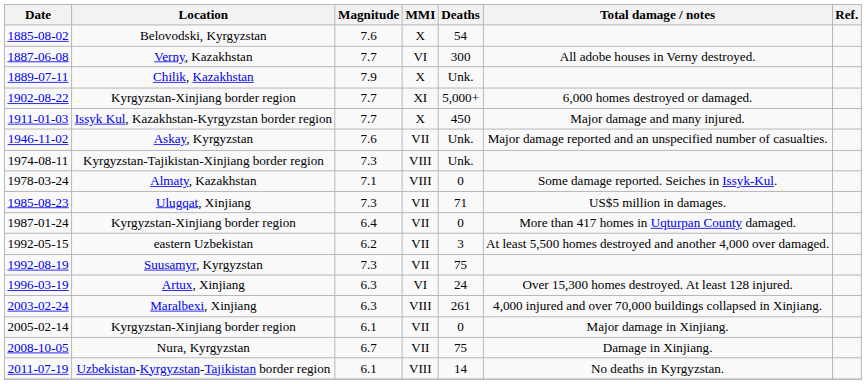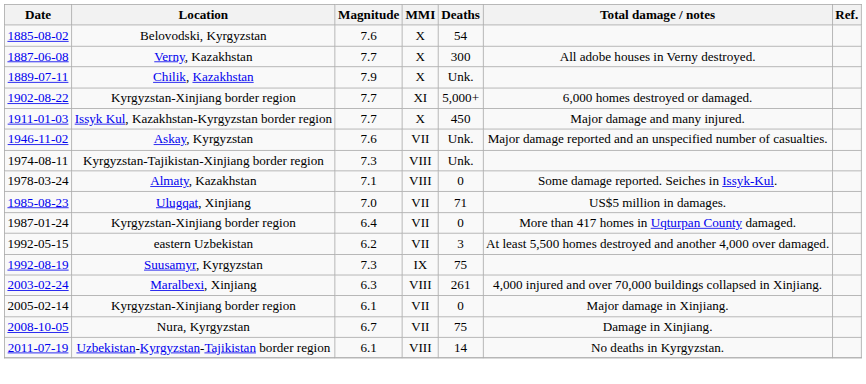(420, 56) VI -> (420, 56) X
(369, 202) 7.3 -> (369, 202) 7.0
(420, 264) VII -> (420, 264) IX
- row: (38, 285)
